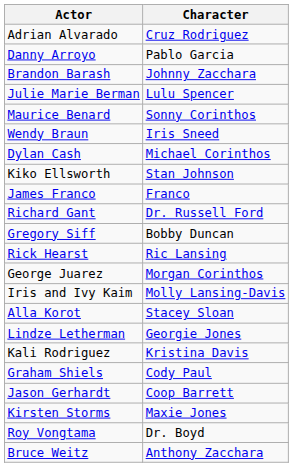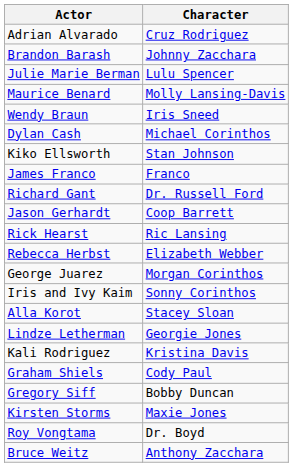- row: (52, 54)
(201, 114) Sonny Corinthos -> (216, 94) Molly Lansing-Davis
rows swapped: (59, 393) <-> (52, 234)
+ row: (59, 253)
(216, 293) Molly Lansing-Davis -> (201, 293) Sonny Corinthos
